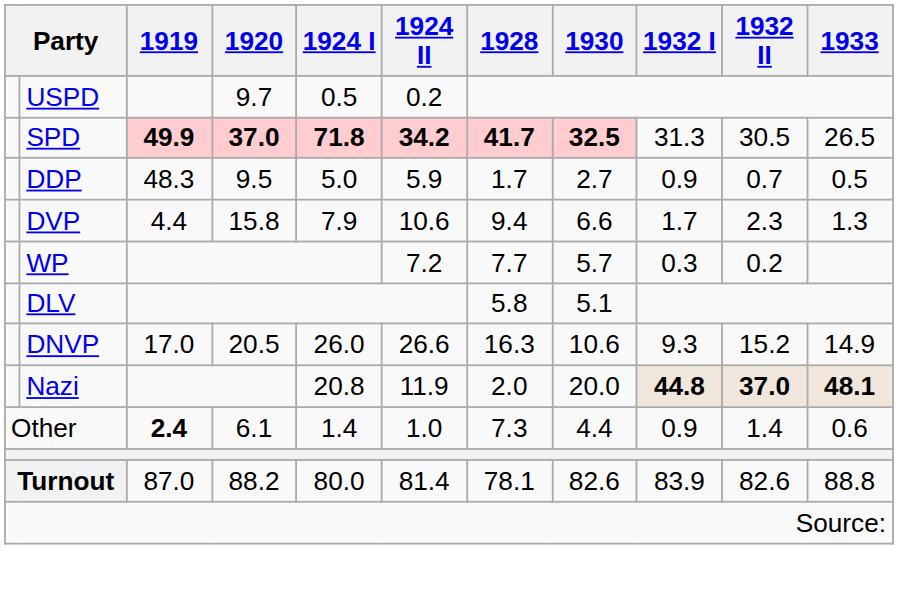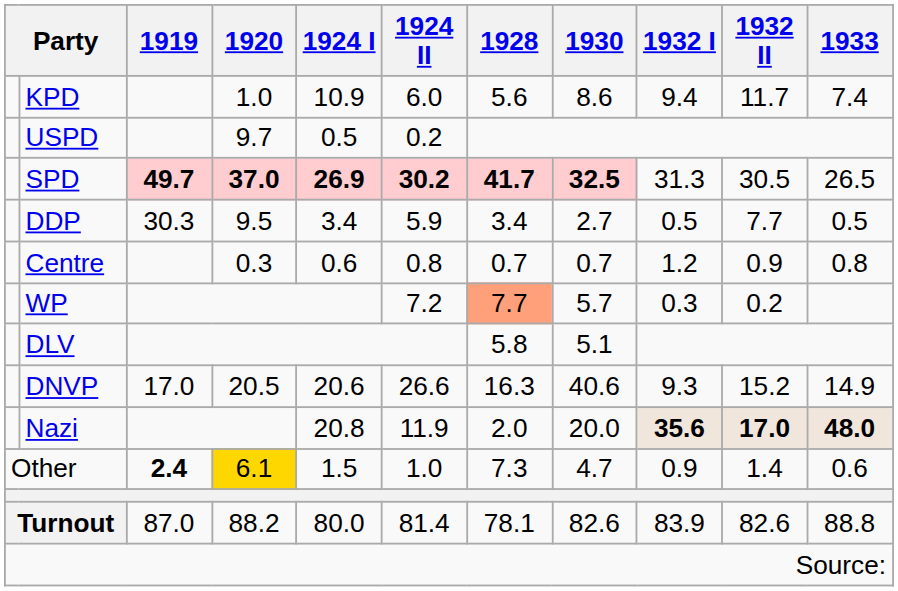+ row: (52, 97)
(169, 138) 49.9 -> (169, 179) 49.7
(339, 138) 71.8 -> (339, 179) 26.9
(424, 138) 34.2 -> (424, 179) 30.2
(169, 179) 48.3 -> (169, 221) 30.3
(339, 179) 5.0 -> (339, 221) 3.4
(509, 179) 1.7 -> (509, 221) 3.4
(679, 179) 0.9 -> (679, 221) 0.5
(765, 179) 0.7 -> (765, 221) 7.7
+ row: (65, 262)
- row: (53, 221)
(509, 262) no background -> (509, 304) lightsalmon background
(339, 345) 26.0 -> (339, 386) 20.6
(594, 345) 10.6 -> (594, 386) 40.6
(679, 386) 44.8 -> (679, 428) 35.6
(765, 386) 37.0 -> (765, 428) 17.0
(850, 386) 48.1 -> (850, 428) 48.0
(254, 428) no background -> (254, 469) gold background
(339, 428) 1.4 -> (339, 469) 1.5
(594, 428) 4.4 -> (594, 469) 4.7
